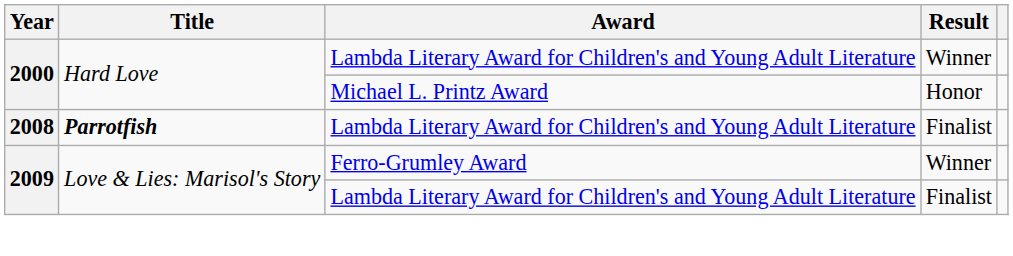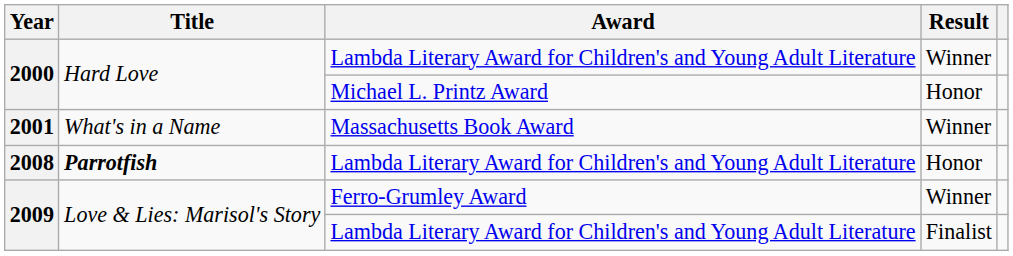+ row: (32, 127)
(959, 127) Finalist -> (954, 162) Honor
